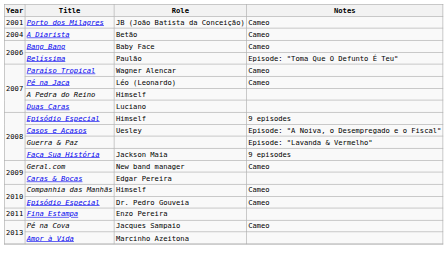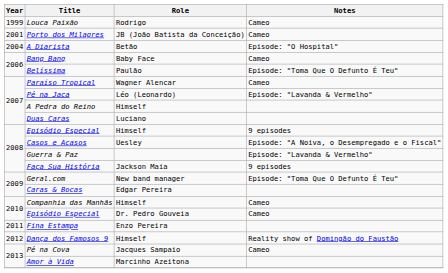+ row: (15, 22)
(259, 34) Cameo -> (293, 46) Episode: "O Hospital"
(259, 82) Cameo -> (310, 94) Episode: "Lavanda & Vermelho"
(259, 166) Cameo -> (323, 178) Episode: "Toma Que O Defunto É Teu"
+ row: (15, 238)
